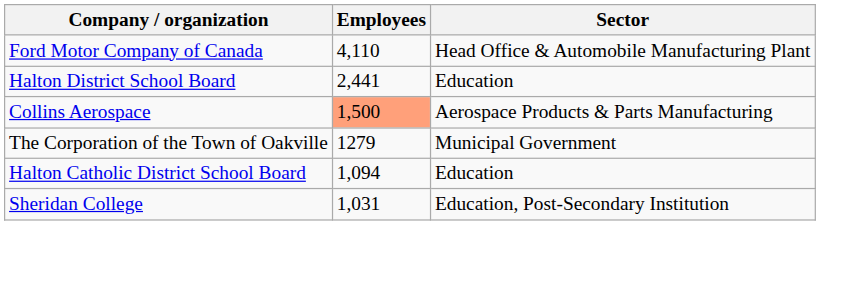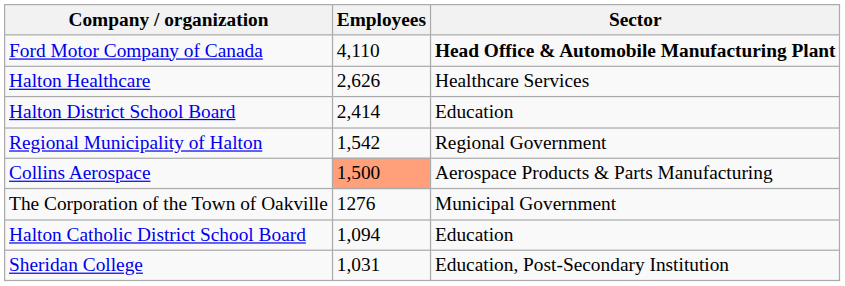(623, 50) normal -> (635, 50) bold
+ row: (80, 81)
(359, 81) 2,441 -> (359, 111) 2,414
+ row: (136, 142)
(356, 142) 1279 -> (356, 204) 1276
